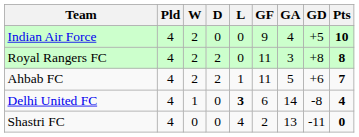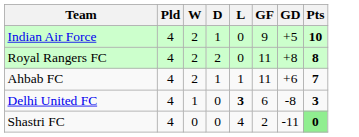- column: (290, 15)
(218, 36) 0 -> (218, 36) 1
(218, 79) 2 -> (218, 79) 1
(342, 100) 4 -> (315, 100) 3
(342, 121) no background -> (315, 121) lightgreen background
